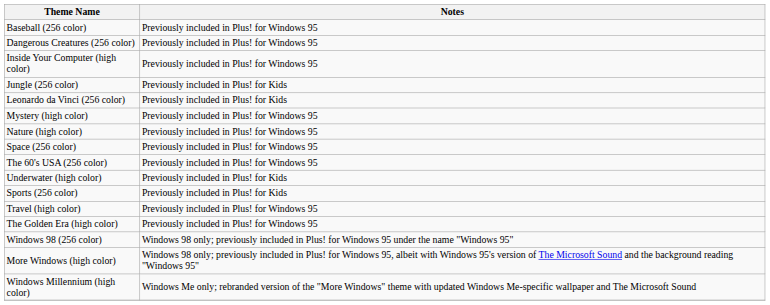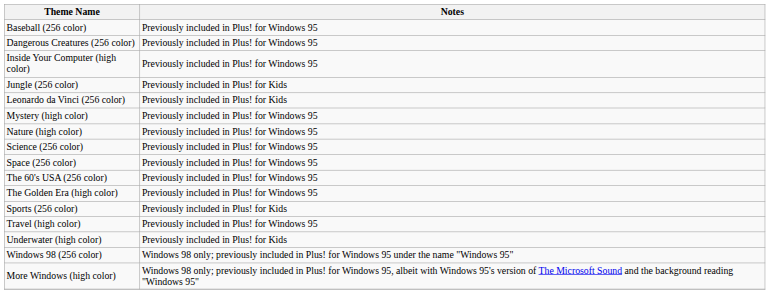+ row: (45, 147)
rows swapped: (62, 224) <-> (54, 178)
- row: (61, 287)
